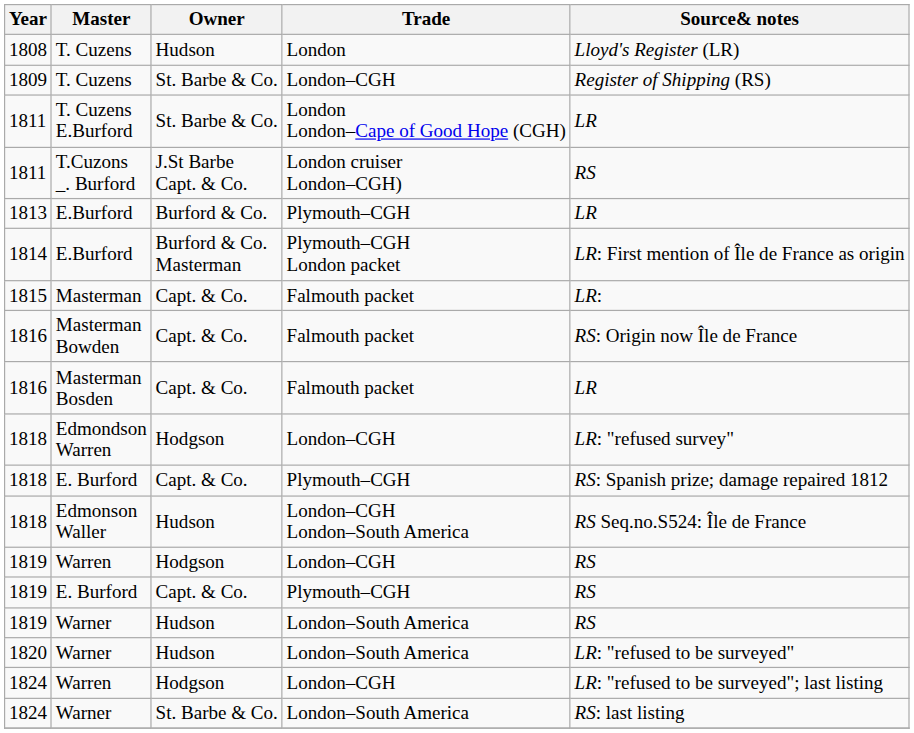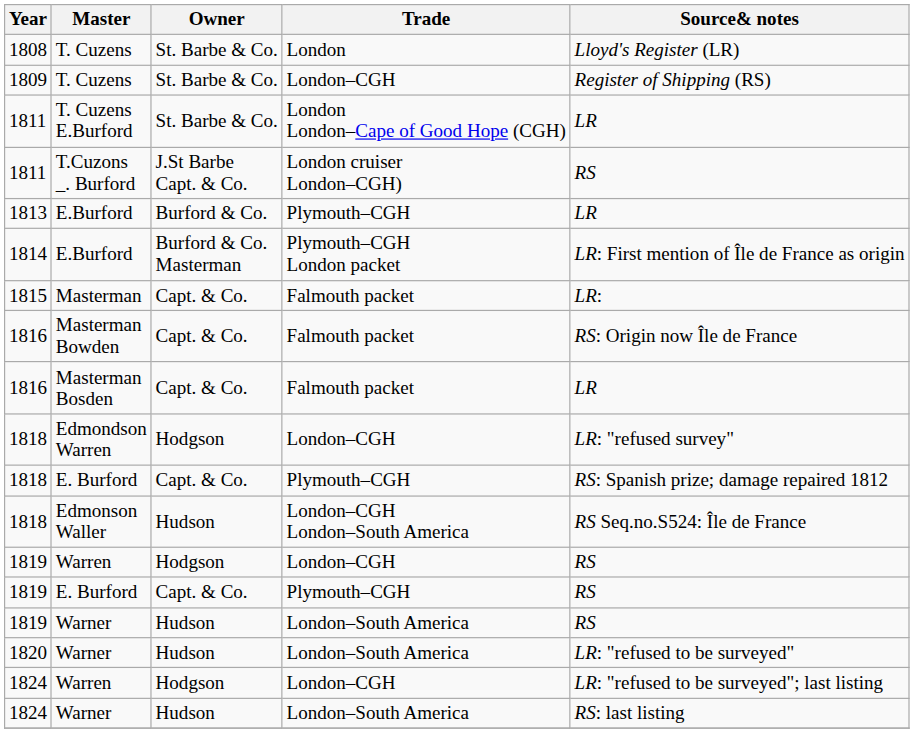(185, 49) Hudson -> (217, 49) St. Barbe & Co.
(217, 713) St. Barbe & Co. -> (185, 713) Hudson
